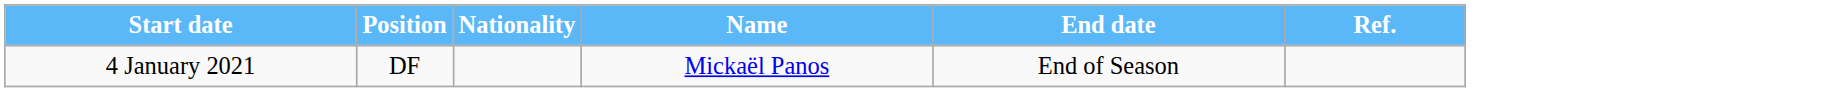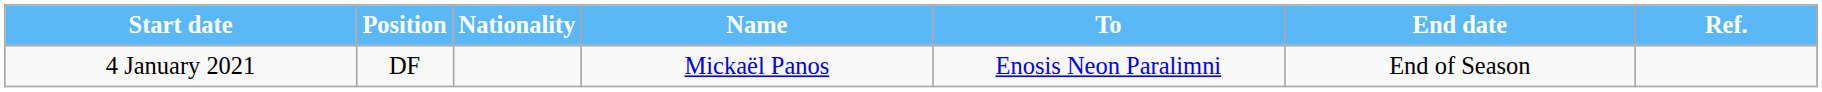+ column: (1108, 25)
